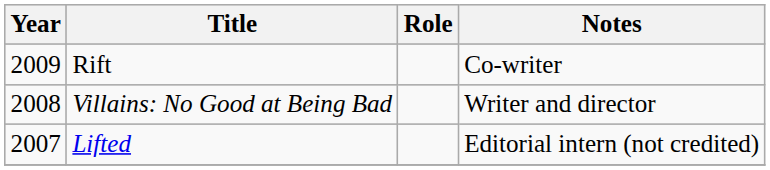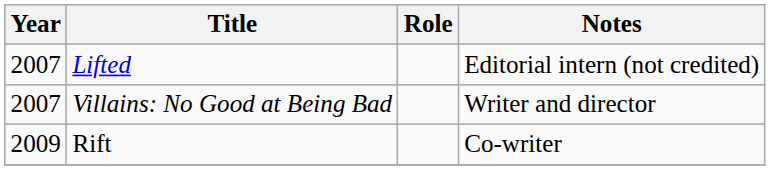rows swapped: (102, 143) <-> (92, 64)
(36, 104) 2008 -> (36, 104) 2007
